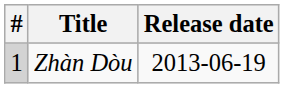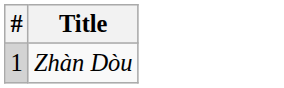- column: (209, 23)
